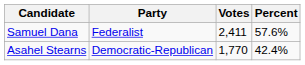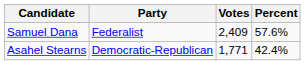(233, 32) 2,411 -> (233, 32) 2,409
(233, 50) 1,770 -> (233, 50) 1,771
